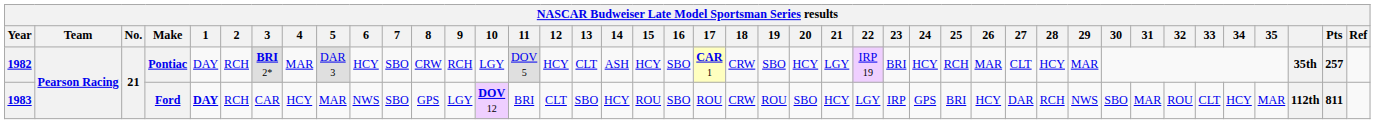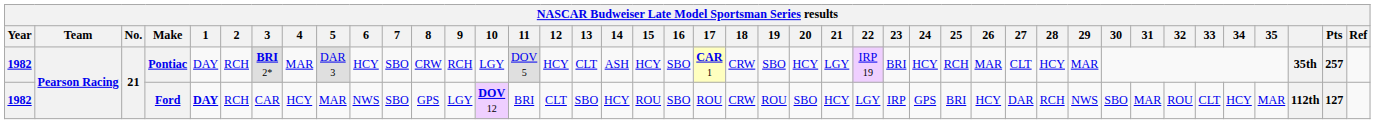(20, 100) 1983 -> (20, 100) 1982
(1334, 100) 811 -> (1334, 100) 127
